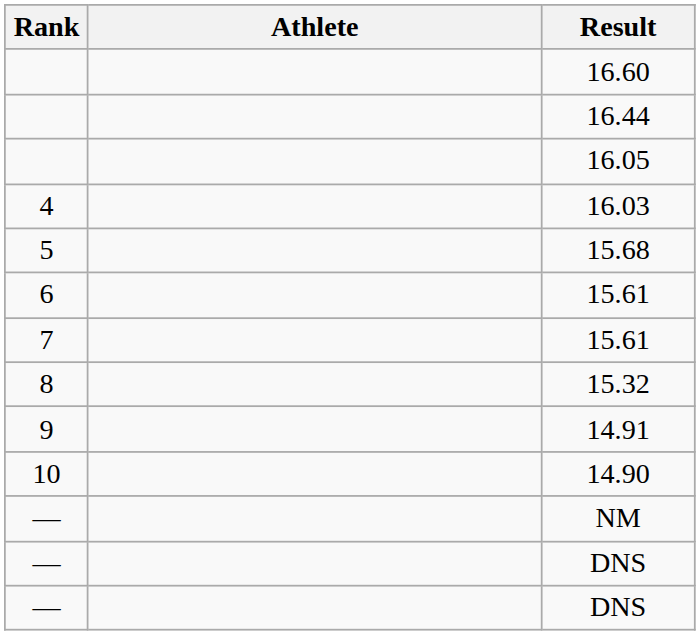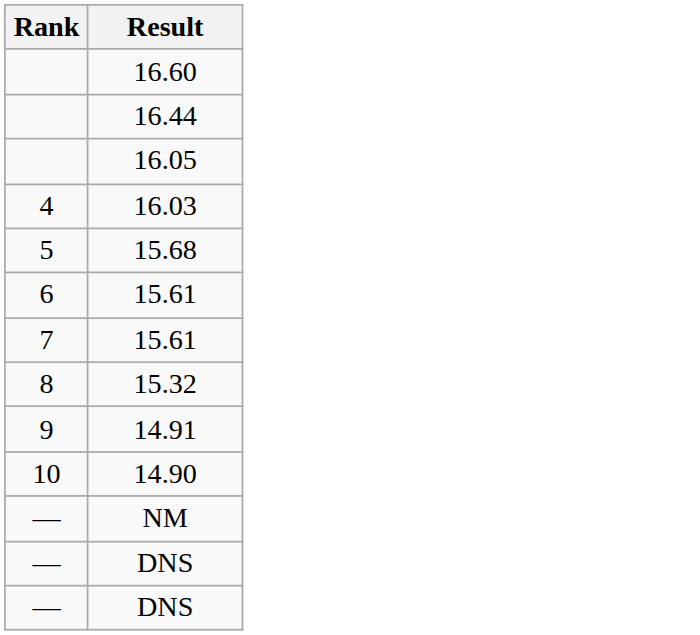- column: (315, 26)
